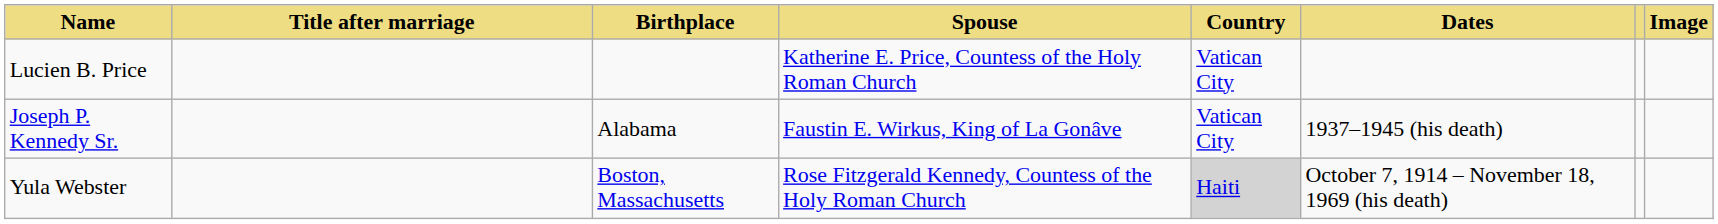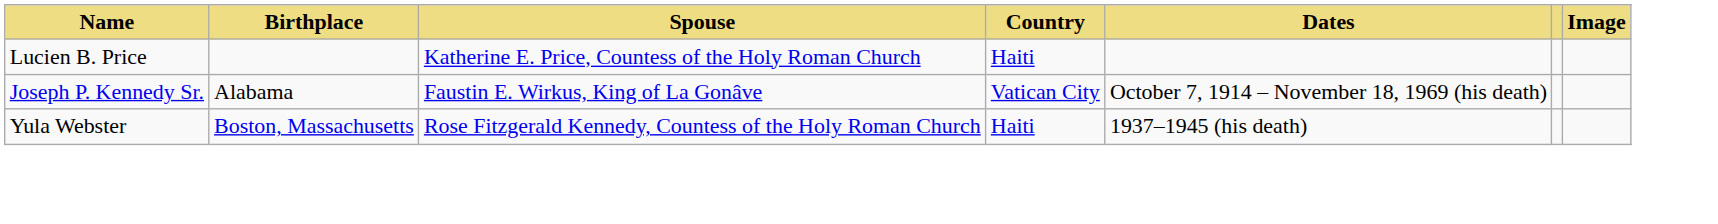- column: (382, 21)
(1229, 68) Vatican City -> (1013, 56) Haiti
(1404, 128) 1937–1945 (his death) -> (1328, 91) October 7, 1914 – November 18, 1969 (his death)
(1218, 187) lightgrey background -> (1013, 126) no background
(1450, 187) October 7, 1914 – November 18, 1969 (his death) -> (1209, 126) 1937–1945 (his death)
